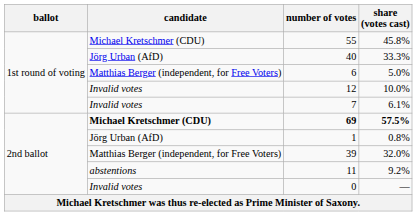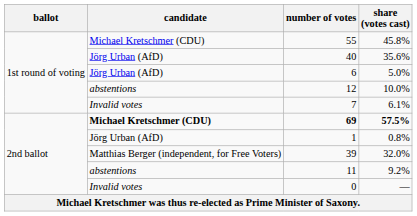(396, 56) 33.3% -> (396, 56) 35.6%
(185, 72) Matthias Berger (independent, for Free Voters) -> (126, 72) Jörg Urban (AfD)
(116, 89) Invalid votes -> (113, 89) abstentions
